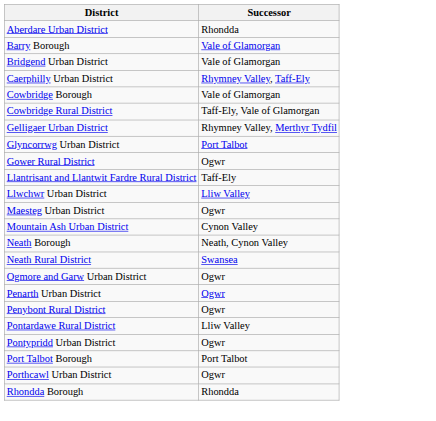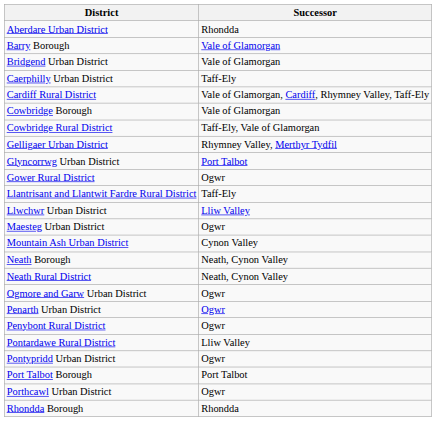(256, 78) Rhymney Valley, Taff-Ely -> (219, 78) Taff-Ely
+ row: (51, 95)
(219, 260) Swansea -> (245, 276) Neath, Cynon Valley
